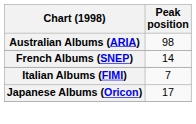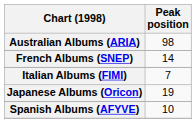(168, 93) 17 -> (168, 93) 19
+ row: (75, 110)
